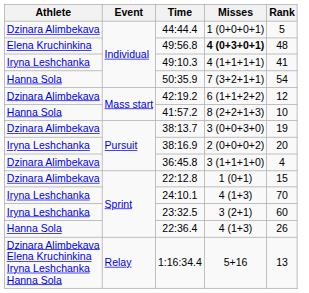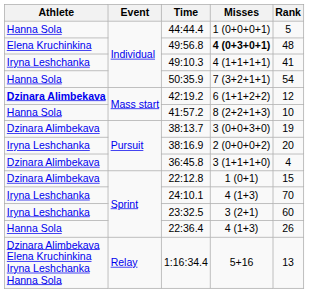(53, 30) Dzinara Alimbekava -> (34, 30) Hanna Sola
(53, 96) normal -> (56, 96) bold
